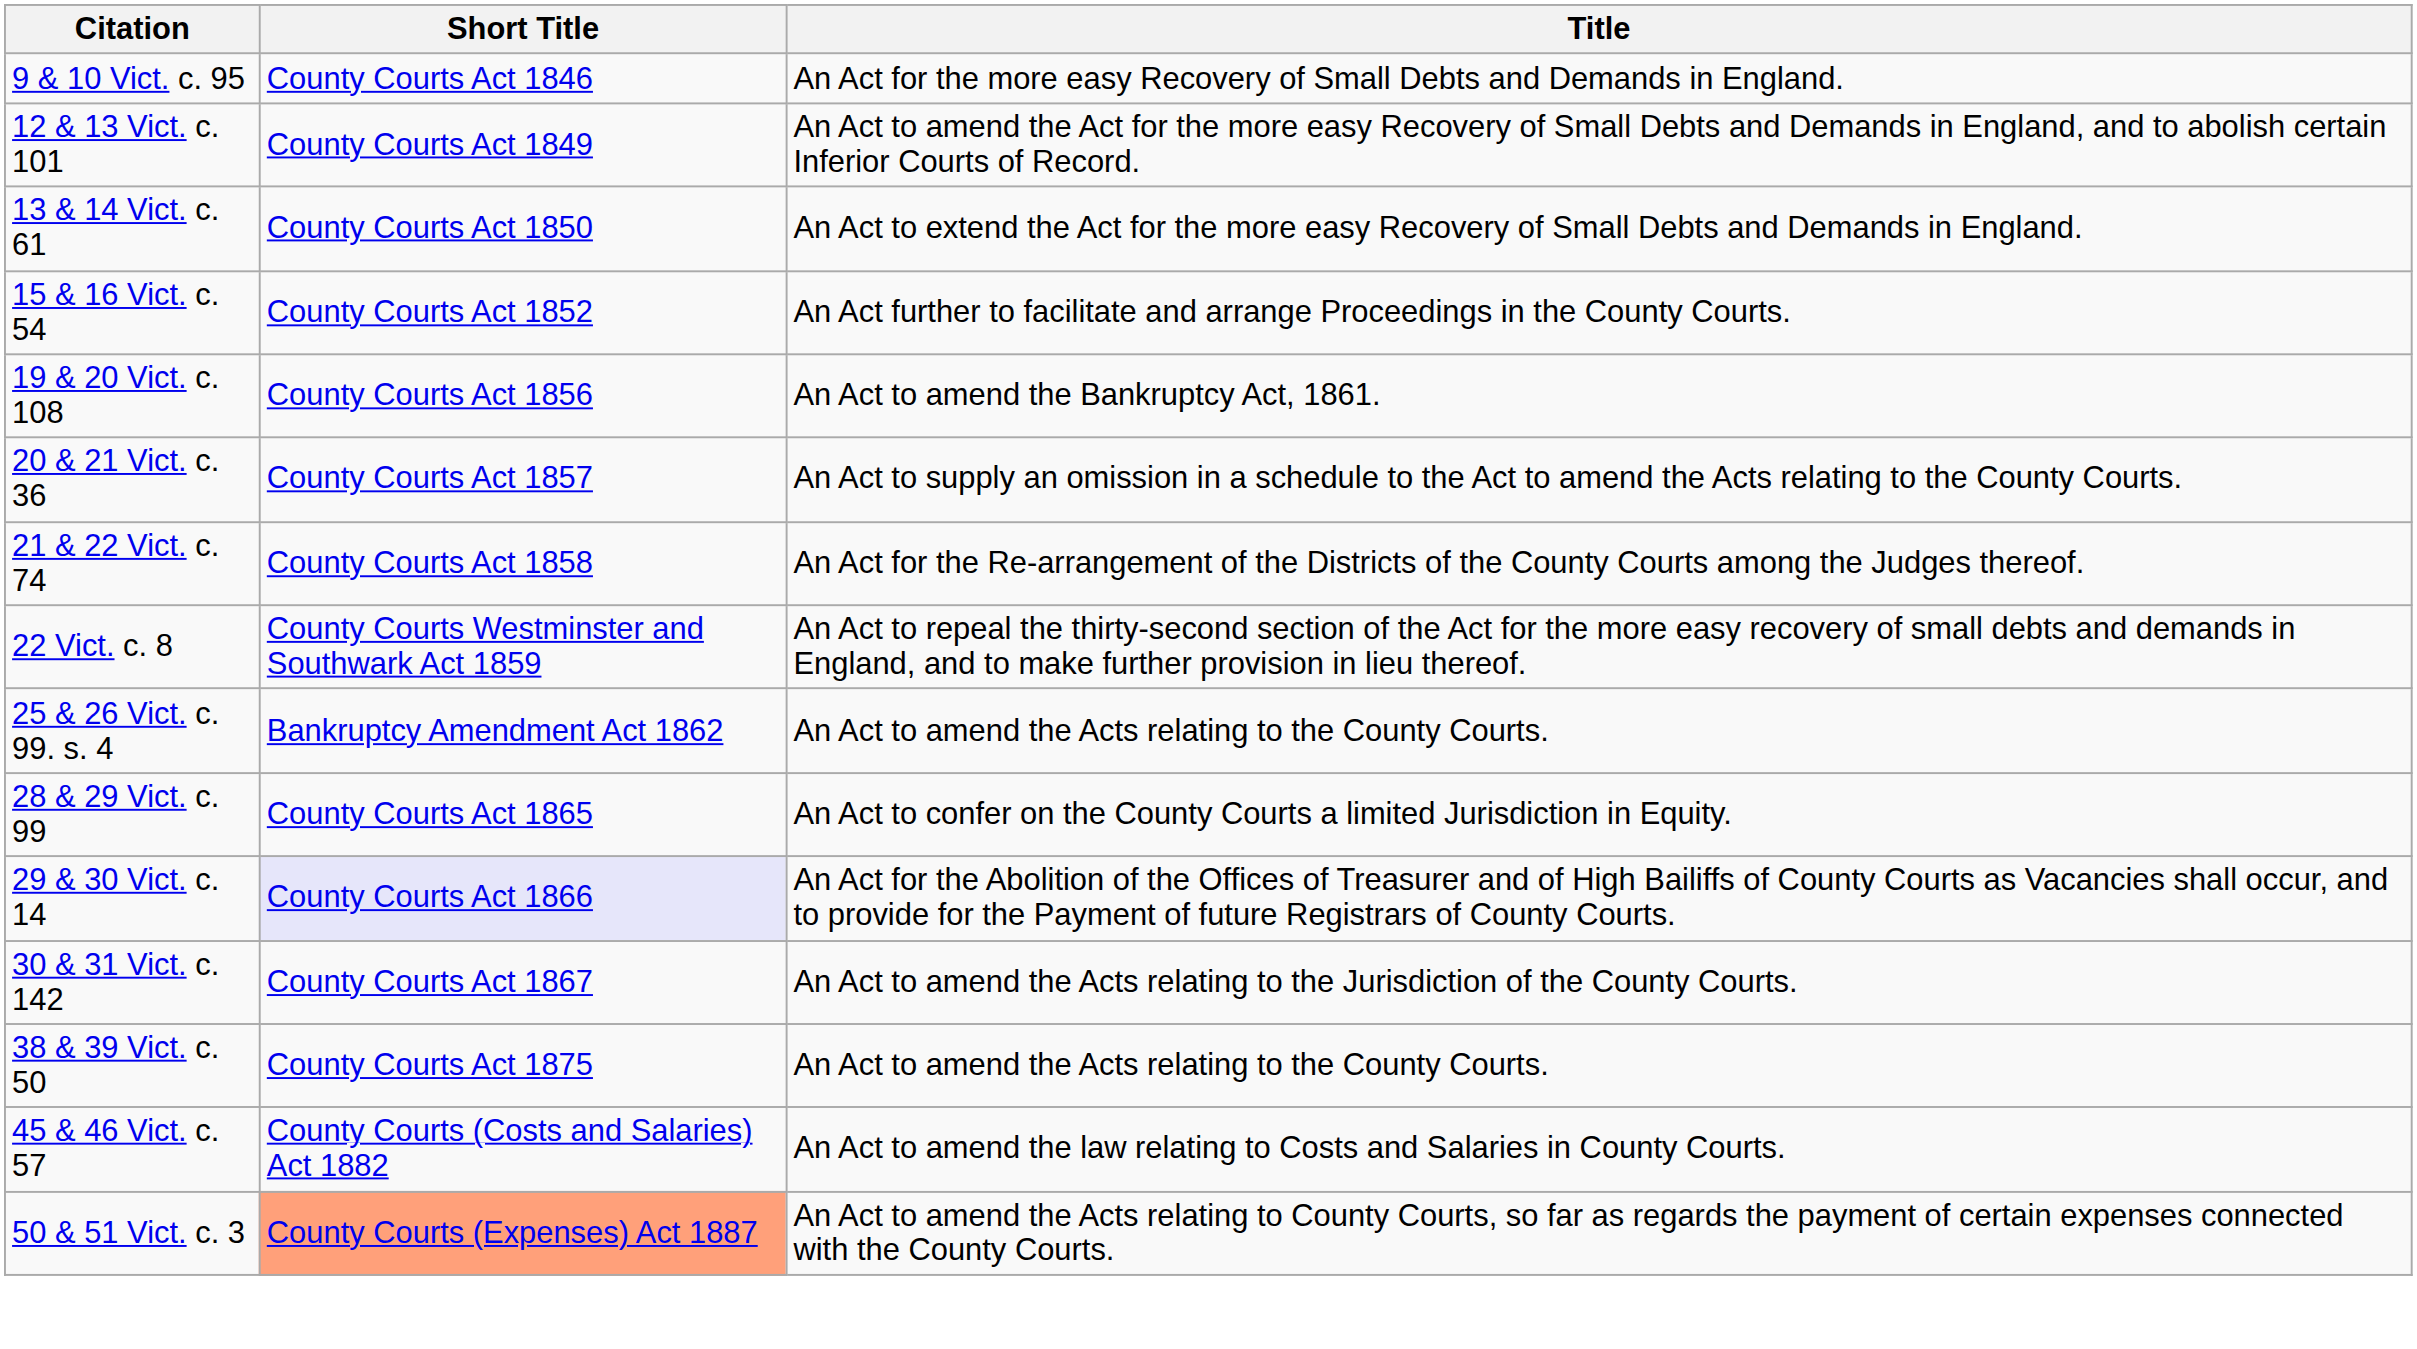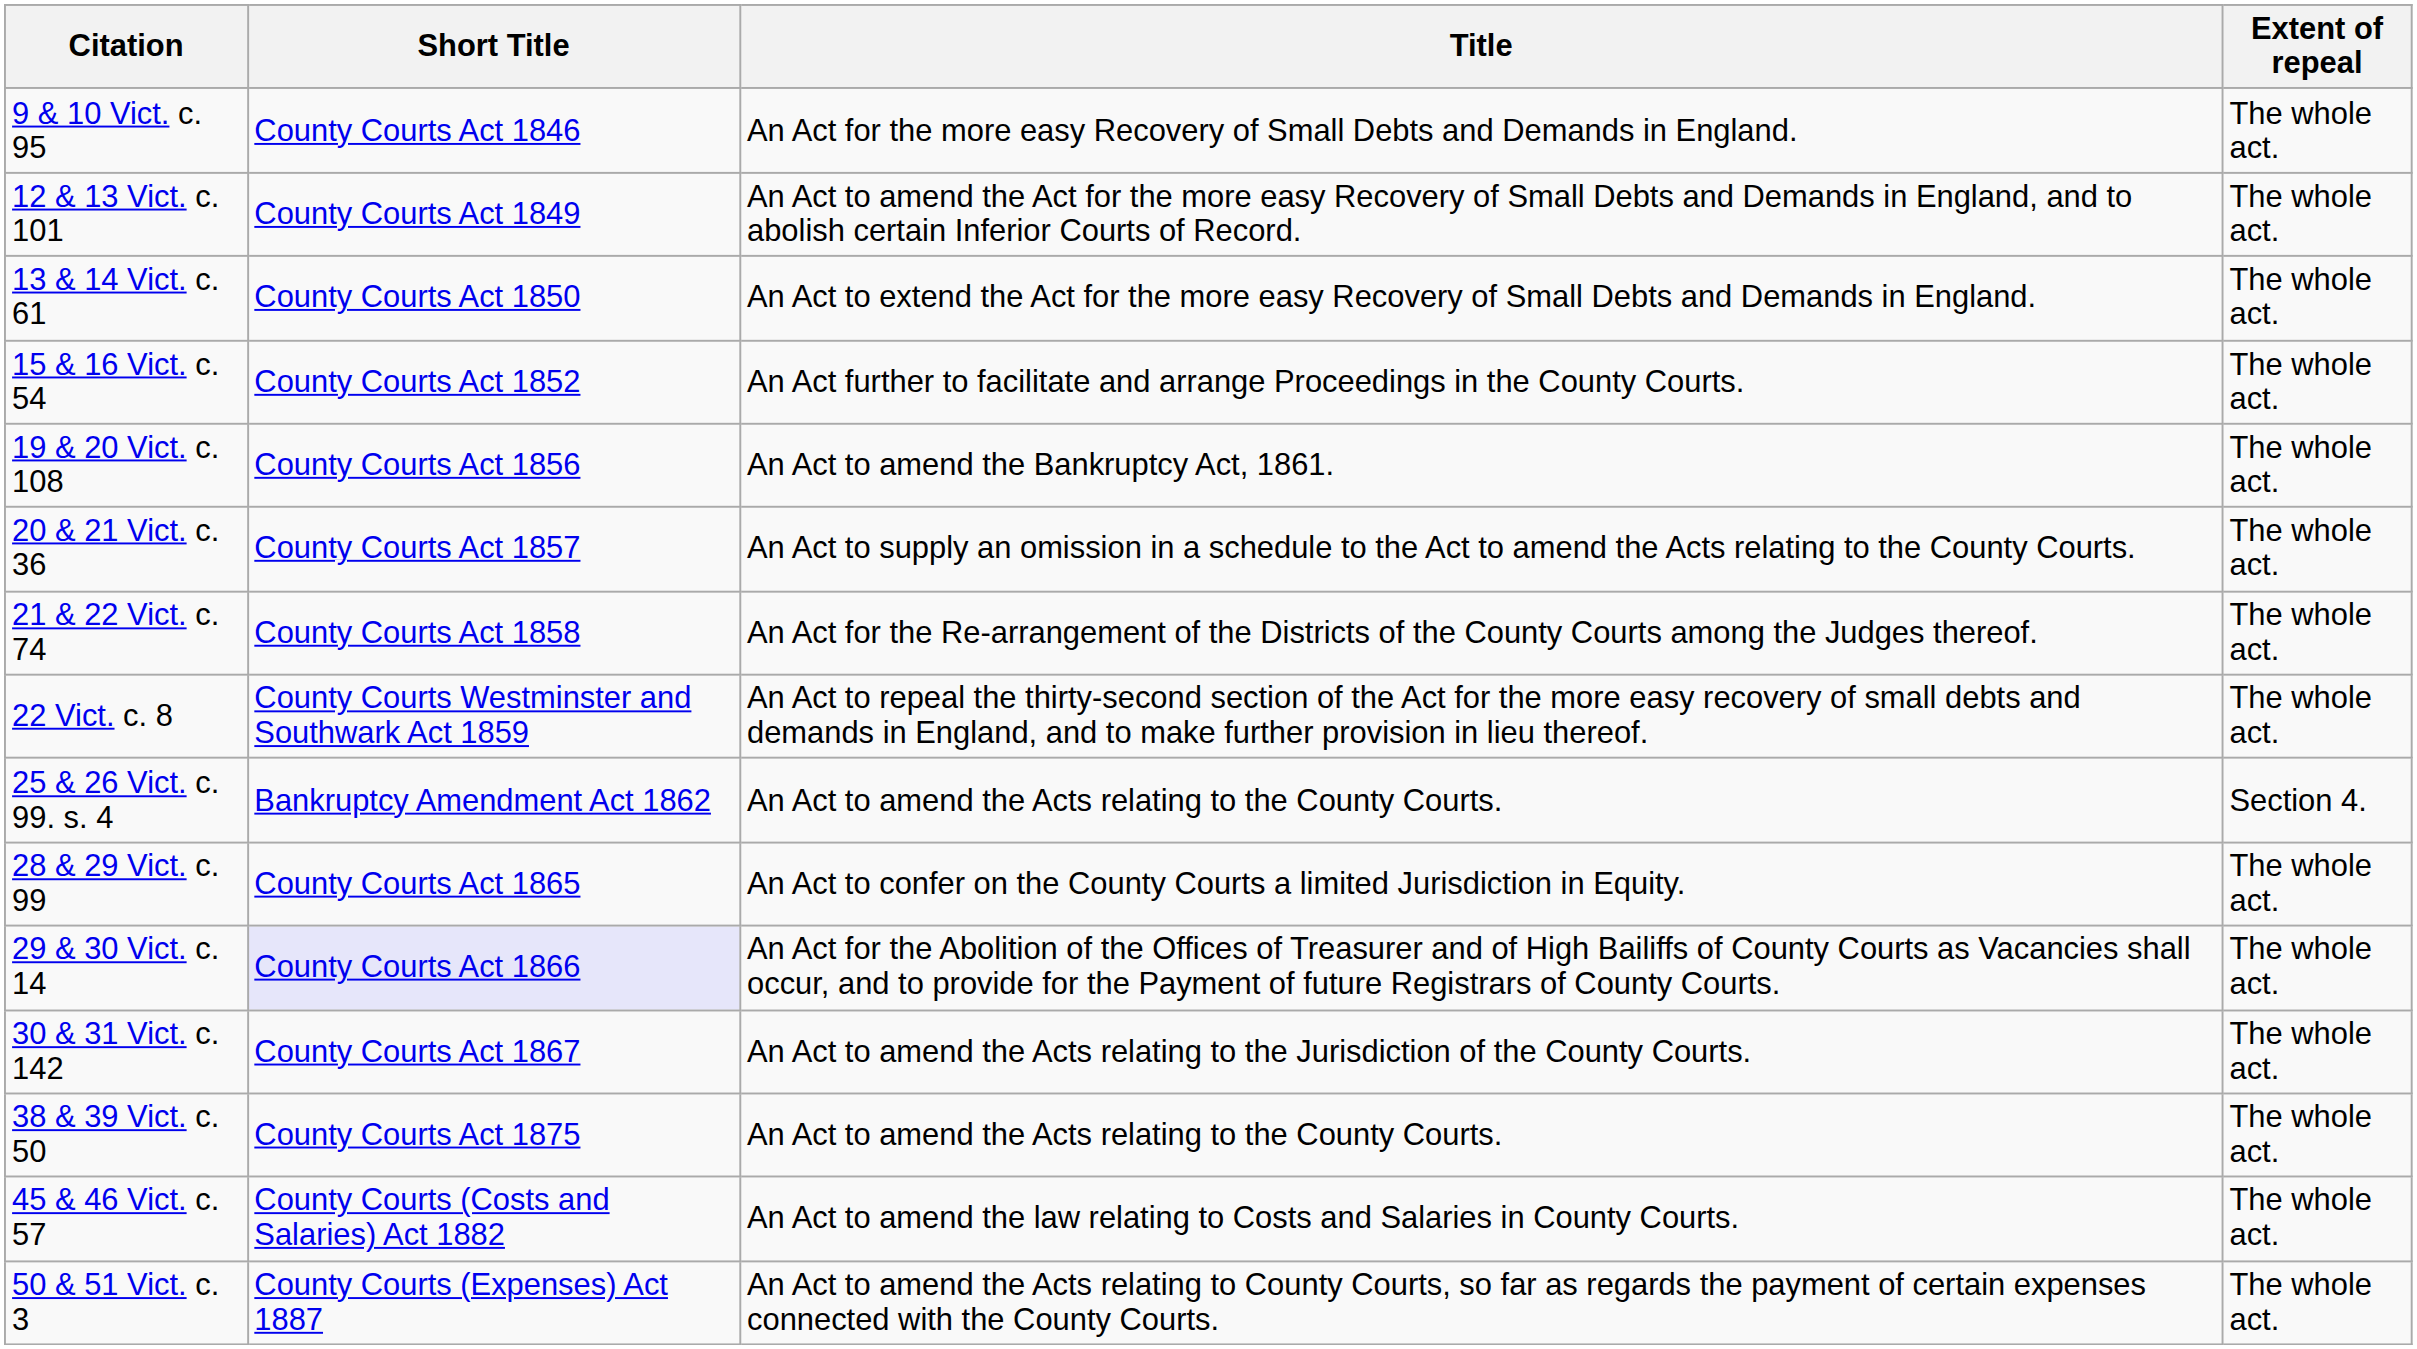+ column: (2317, 46)
(512, 1232) lightsalmon background -> (461, 1302) no background
